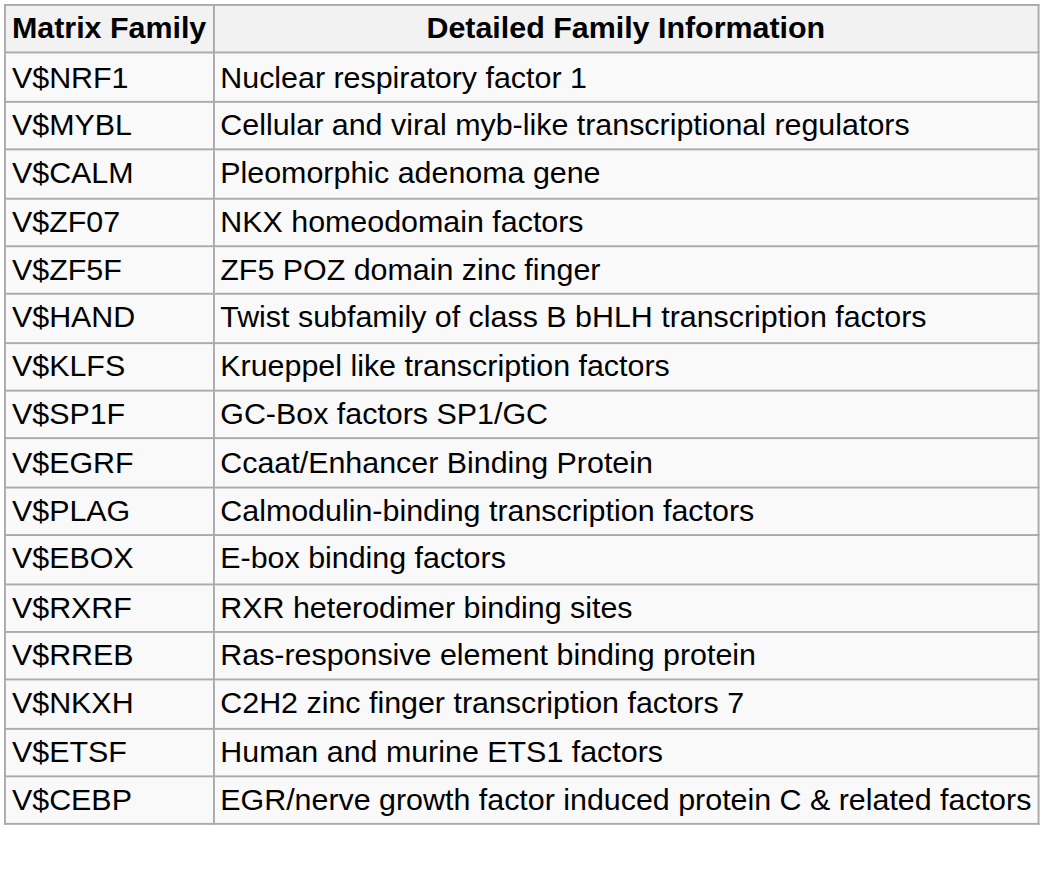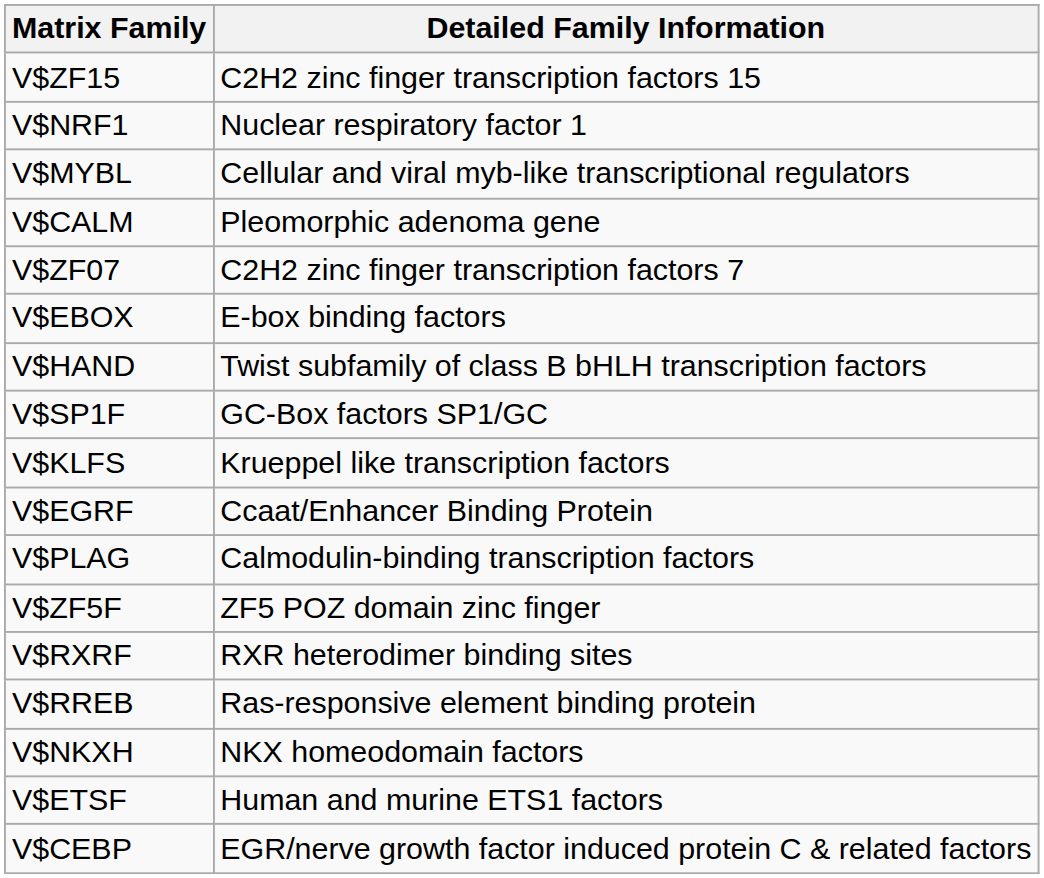+ row: (66, 76)
(402, 221) NKX homeodomain factors -> (482, 269) C2H2 zinc finger transcription factors 7
rows swapped: (67, 269) <-> (73, 558)
rows swapped: (69, 366) <-> (69, 414)
(482, 703) C2H2 zinc finger transcription factors 7 -> (402, 751) NKX homeodomain factors
